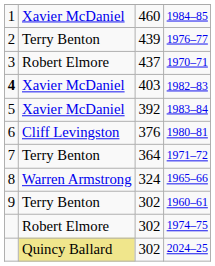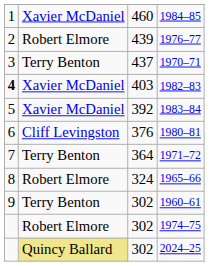(61, 39) Terry Benton -> (66, 39) Robert Elmore
(66, 62) Robert Elmore -> (61, 62) Terry Benton
(77, 179) Warren Armstrong -> (66, 179) Robert Elmore
